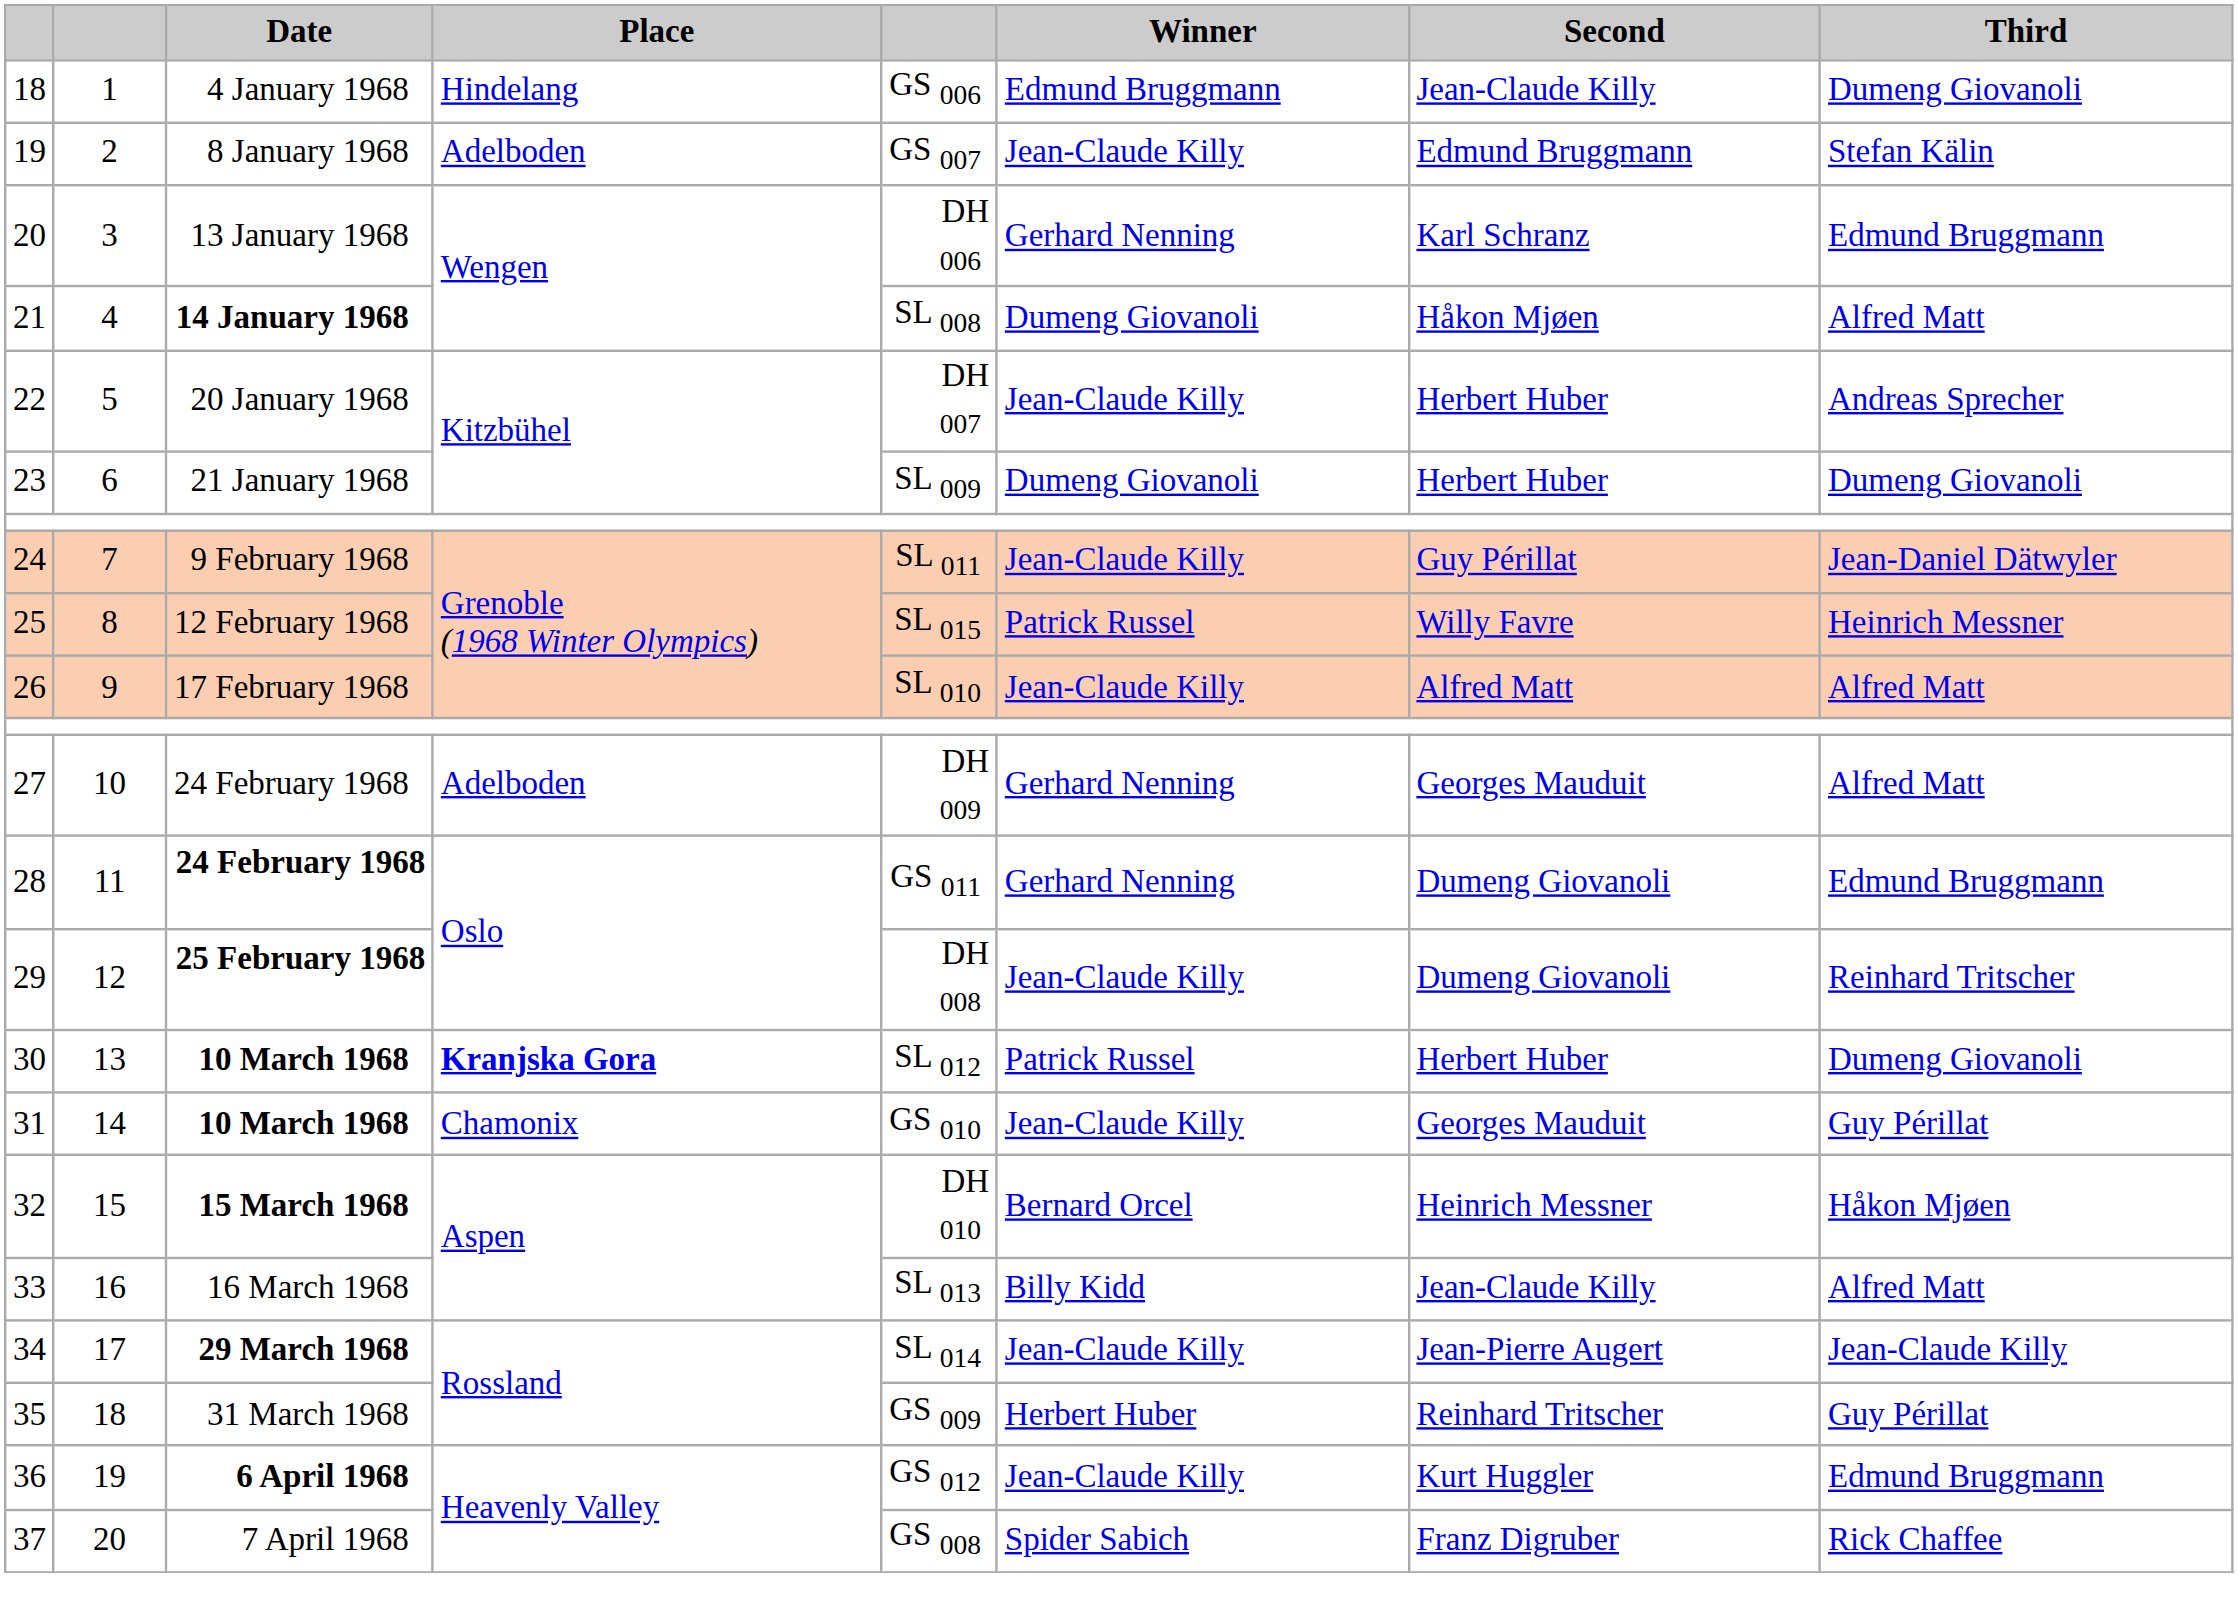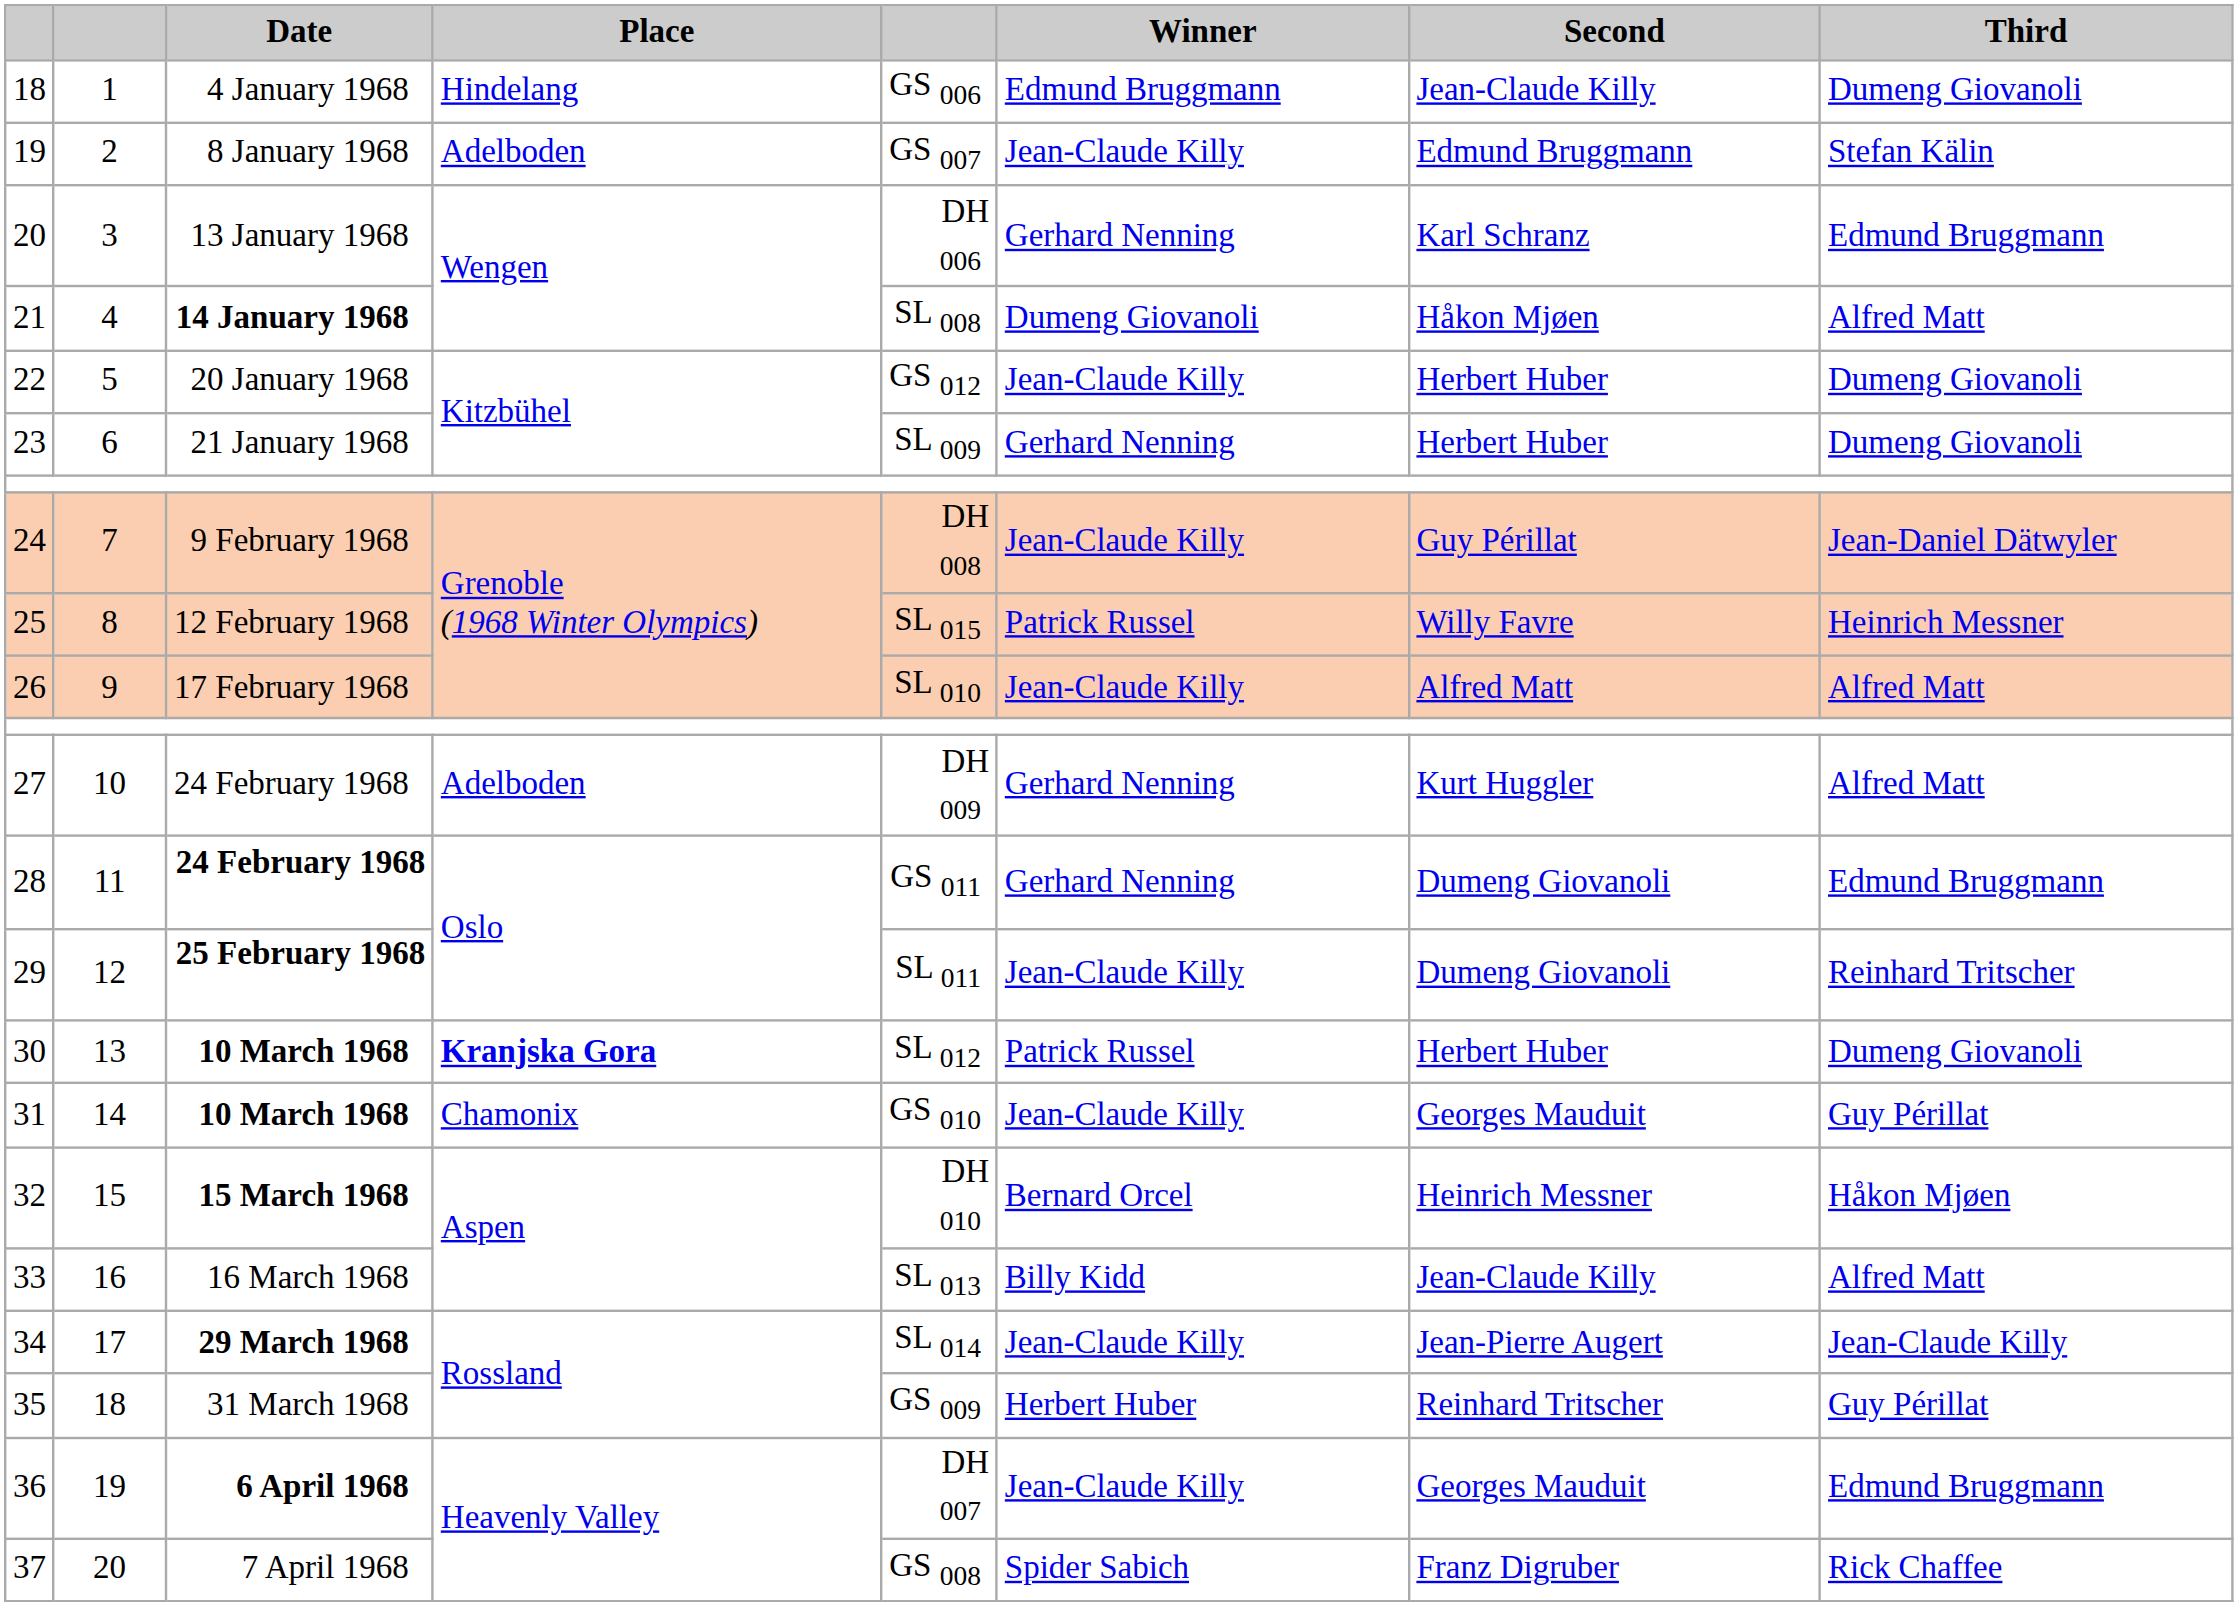(964, 398) DH 007 -> (939, 378) GS 012
(1946, 399) Andreas Sprecher -> (1955, 380) Dumeng Giovanoli
(1132, 481) Dumeng Giovanoli -> (1120, 443) Gerhard Nenning
(942, 558) SL 011 -> (964, 539) DH 008
(1531, 783) Georges Mauduit -> (1505, 783) Kurt Huggler
(964, 976) DH 008 -> (942, 972) SL 011
(939, 1475) GS 012 -> (964, 1485) DH 007
(1505, 1476) Kurt Huggler -> (1531, 1486) Georges Mauduit
